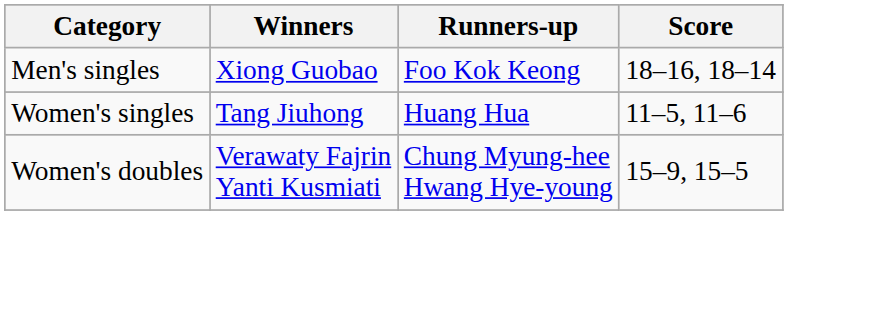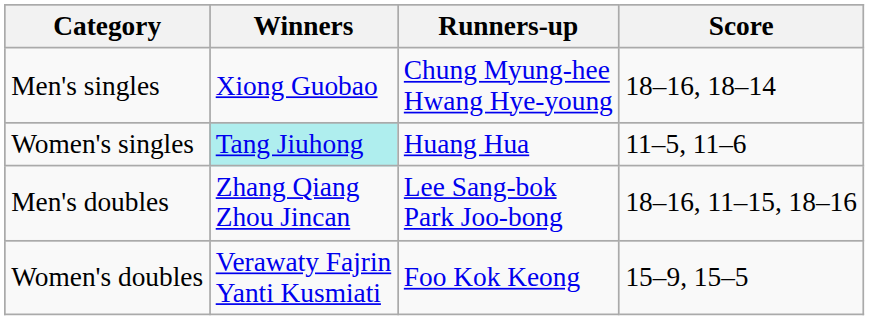(492, 69) Foo Kok Keong -> (508, 84) Chung Myung-hee Hwang Hye-young
(290, 112) no background -> (290, 143) paleturquoise background
+ row: (90, 202)
(508, 171) Chung Myung-hee Hwang Hye-young -> (492, 276) Foo Kok Keong
